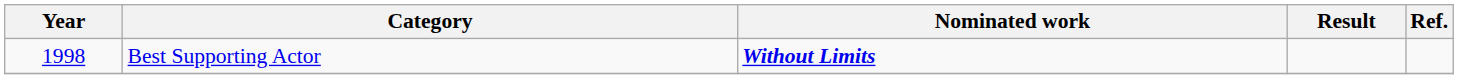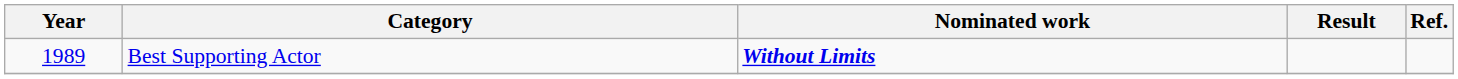(64, 55) 1998 -> (64, 55) 1989
